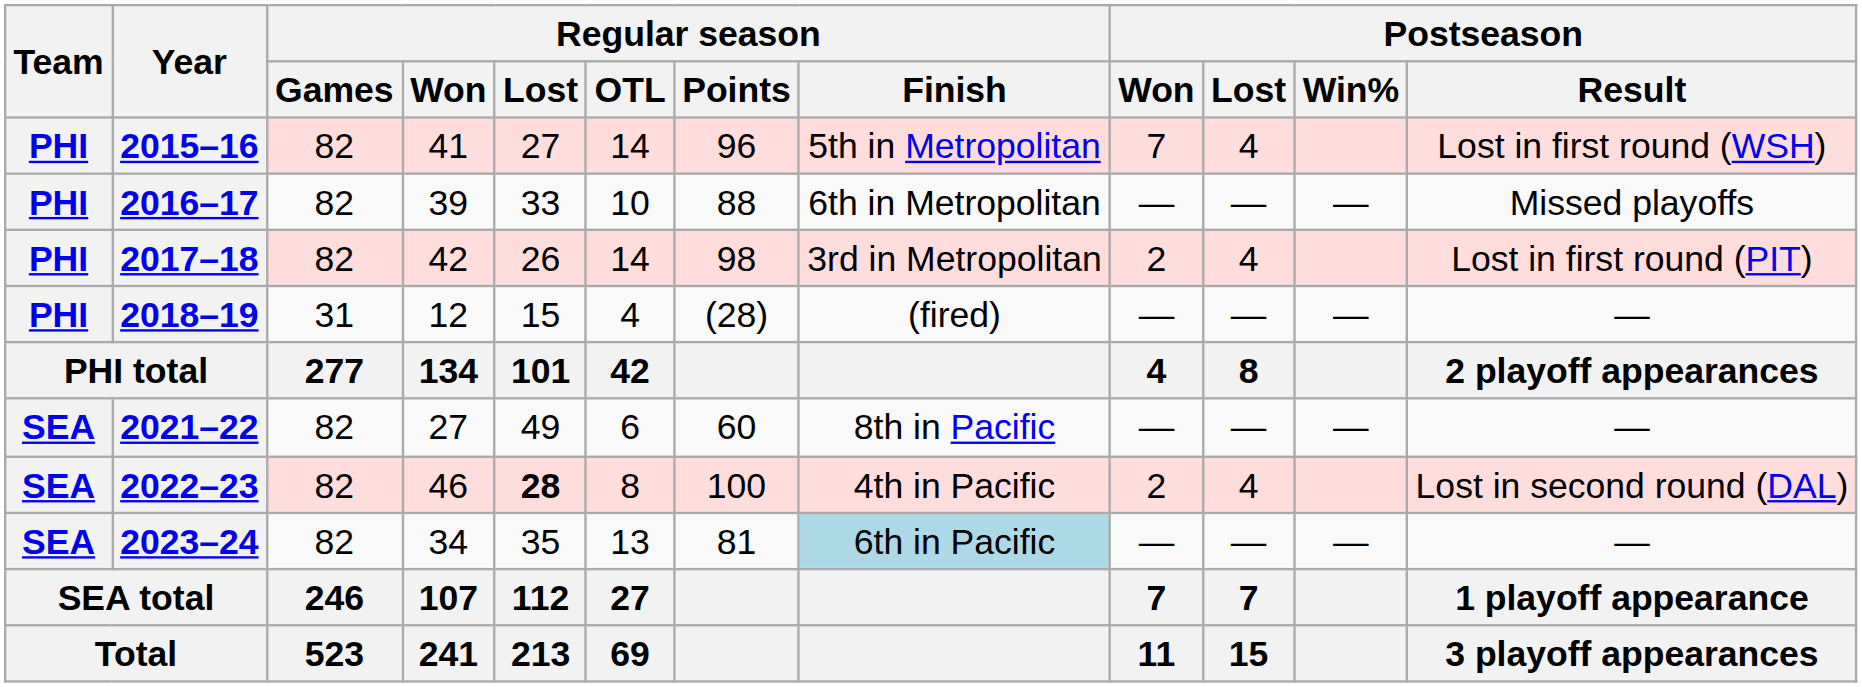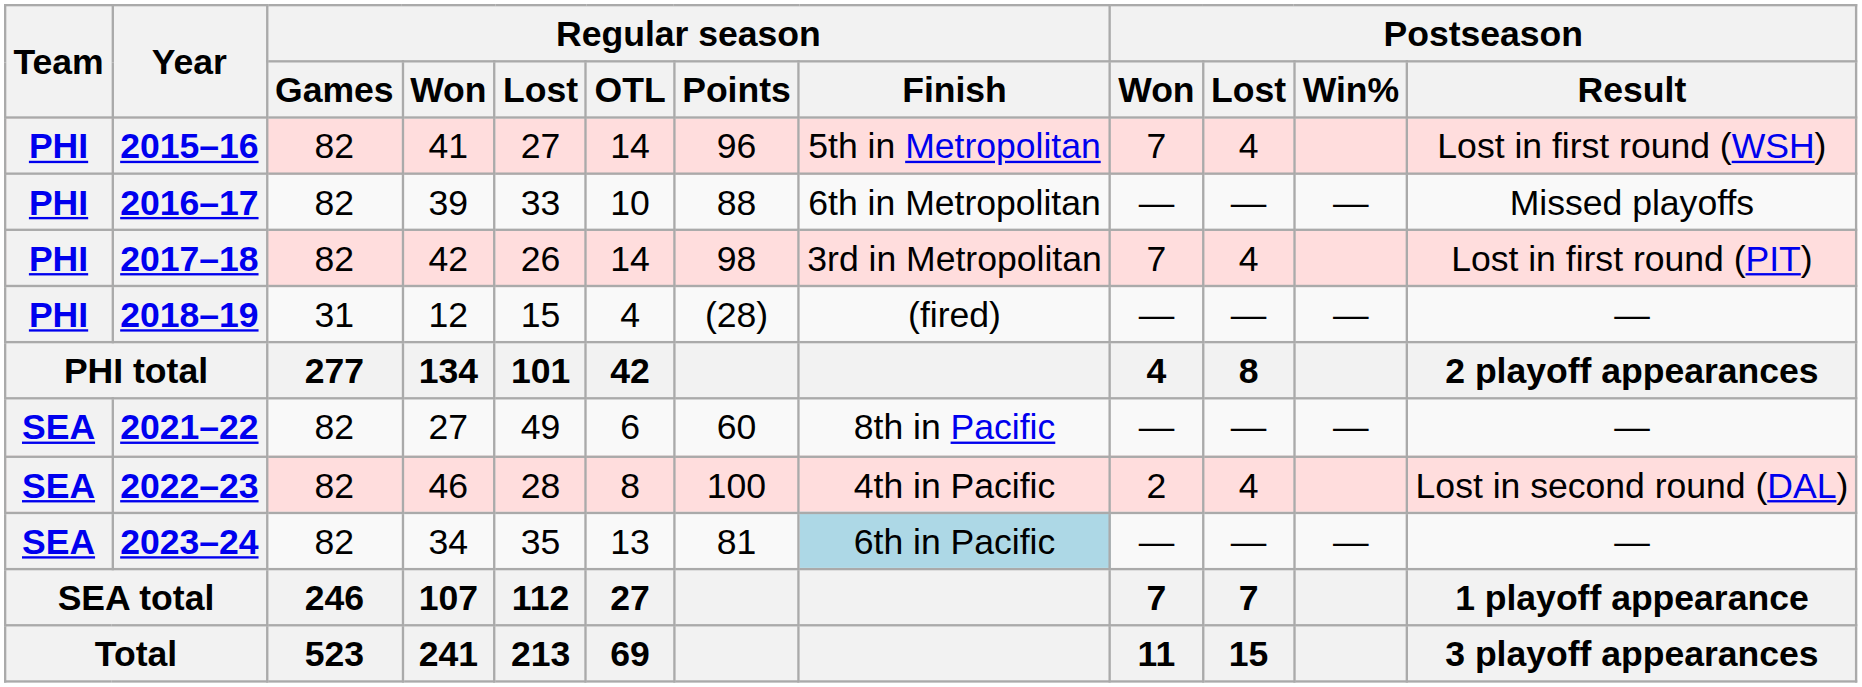(1156, 259) 2 -> (1156, 259) 7
(541, 484) bold -> (541, 484) normal
